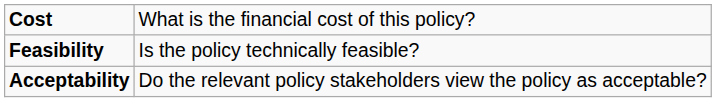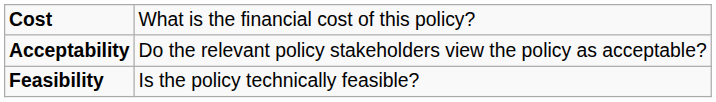rows swapped: (56, 50) <-> (69, 81)
